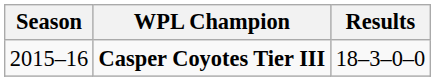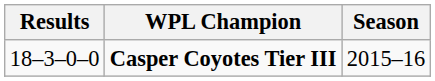columns swapped: (49, 22) <-> (380, 22)
